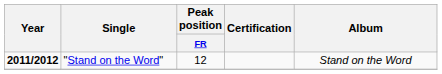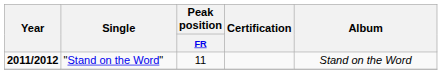(201, 60) 12 -> (201, 60) 11
